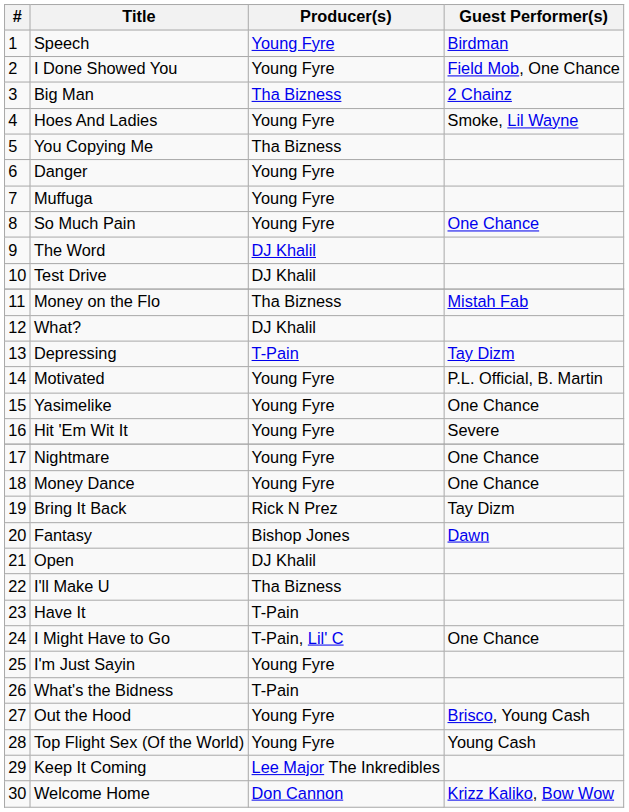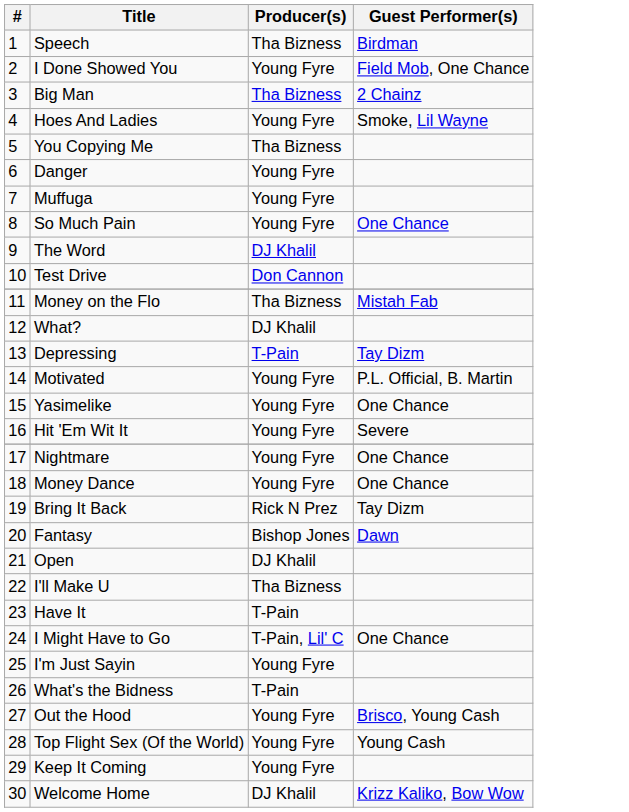(293, 43) Young Fyre -> (296, 43) Tha Bizness
(284, 276) DJ Khalil -> (297, 276) Don Cannon
(346, 768) Lee Major The Inkredibles -> (293, 768) Young Fyre
(297, 793) Don Cannon -> (284, 793) DJ Khalil
